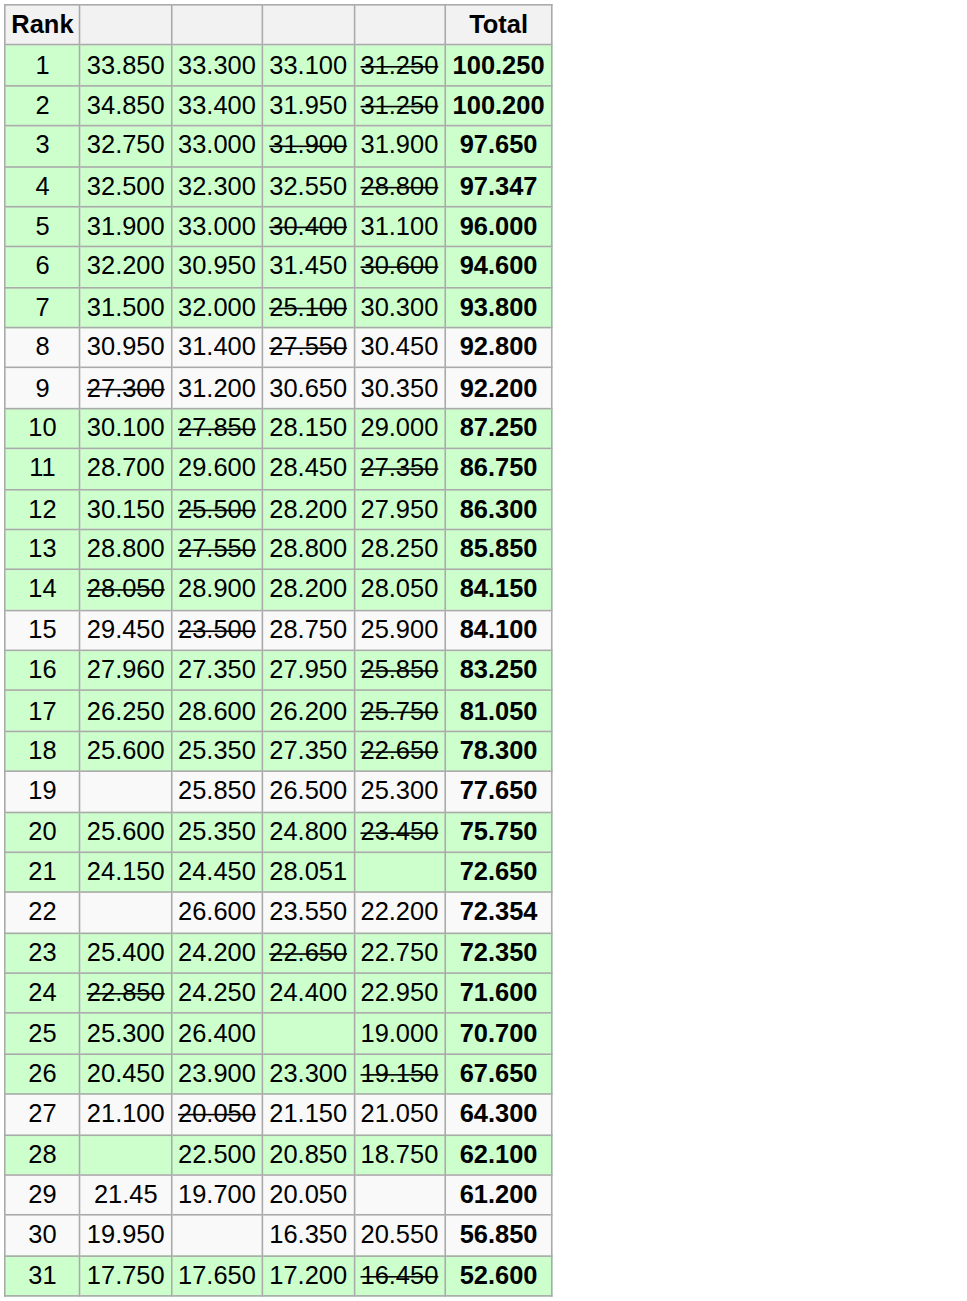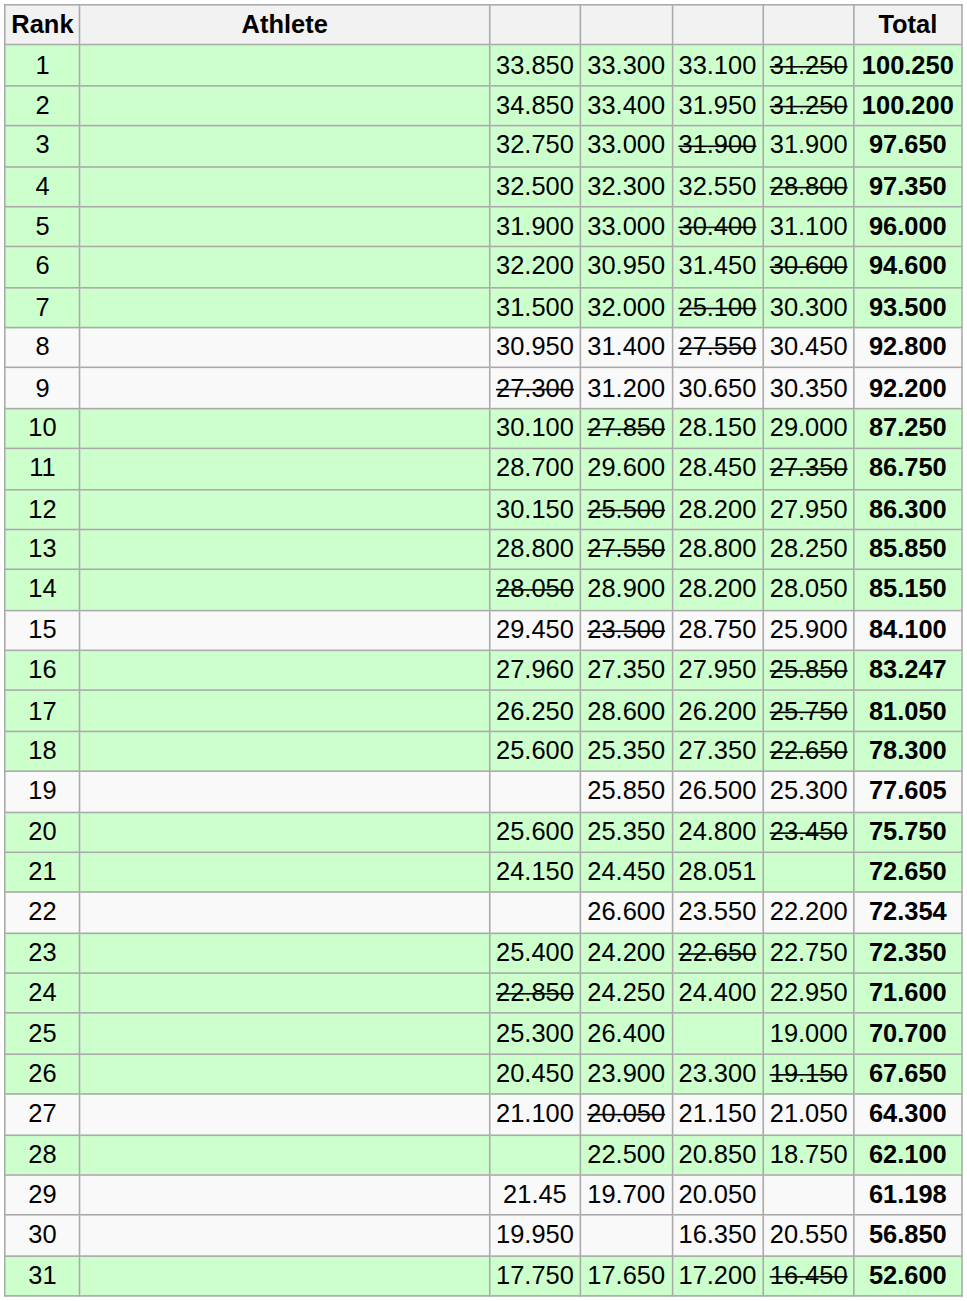+ column: (285, 24)
(499, 186) 97.347 -> (908, 186) 97.350
(499, 307) 93.800 -> (908, 307) 93.500
(499, 589) 84.150 -> (908, 589) 85.150
(499, 670) 83.250 -> (908, 670) 83.247
(499, 791) 77.650 -> (908, 791) 77.605
(499, 1194) 61.200 -> (908, 1194) 61.198
